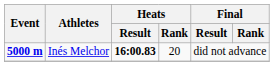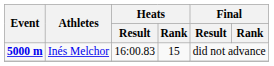(135, 52) bold -> (135, 52) normal
(175, 52) 20 -> (174, 52) 15
